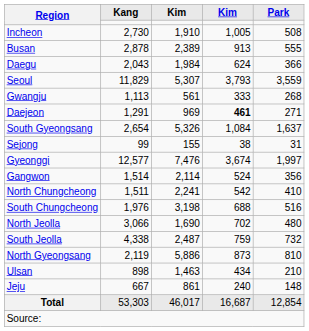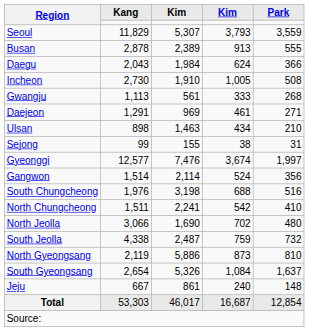rows swapped: (19, 81) <-> (24, 33)
(242, 112) bold -> (242, 112) normal
rows swapped: (19, 271) <-> (50, 128)
rows swapped: (52, 192) <-> (52, 208)
